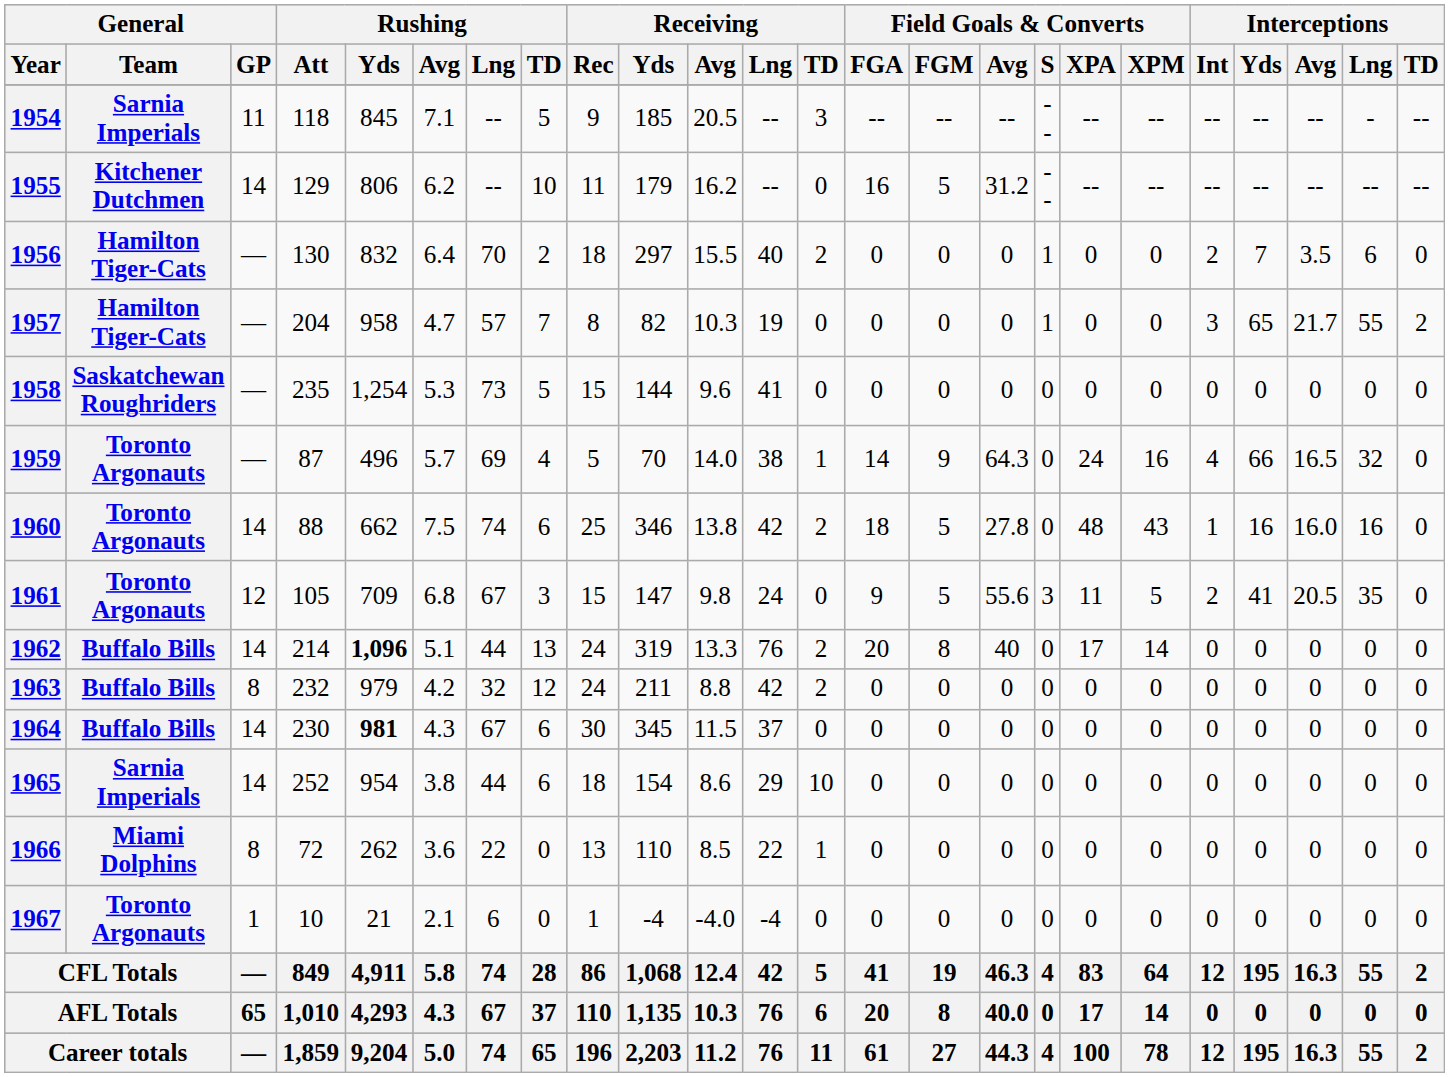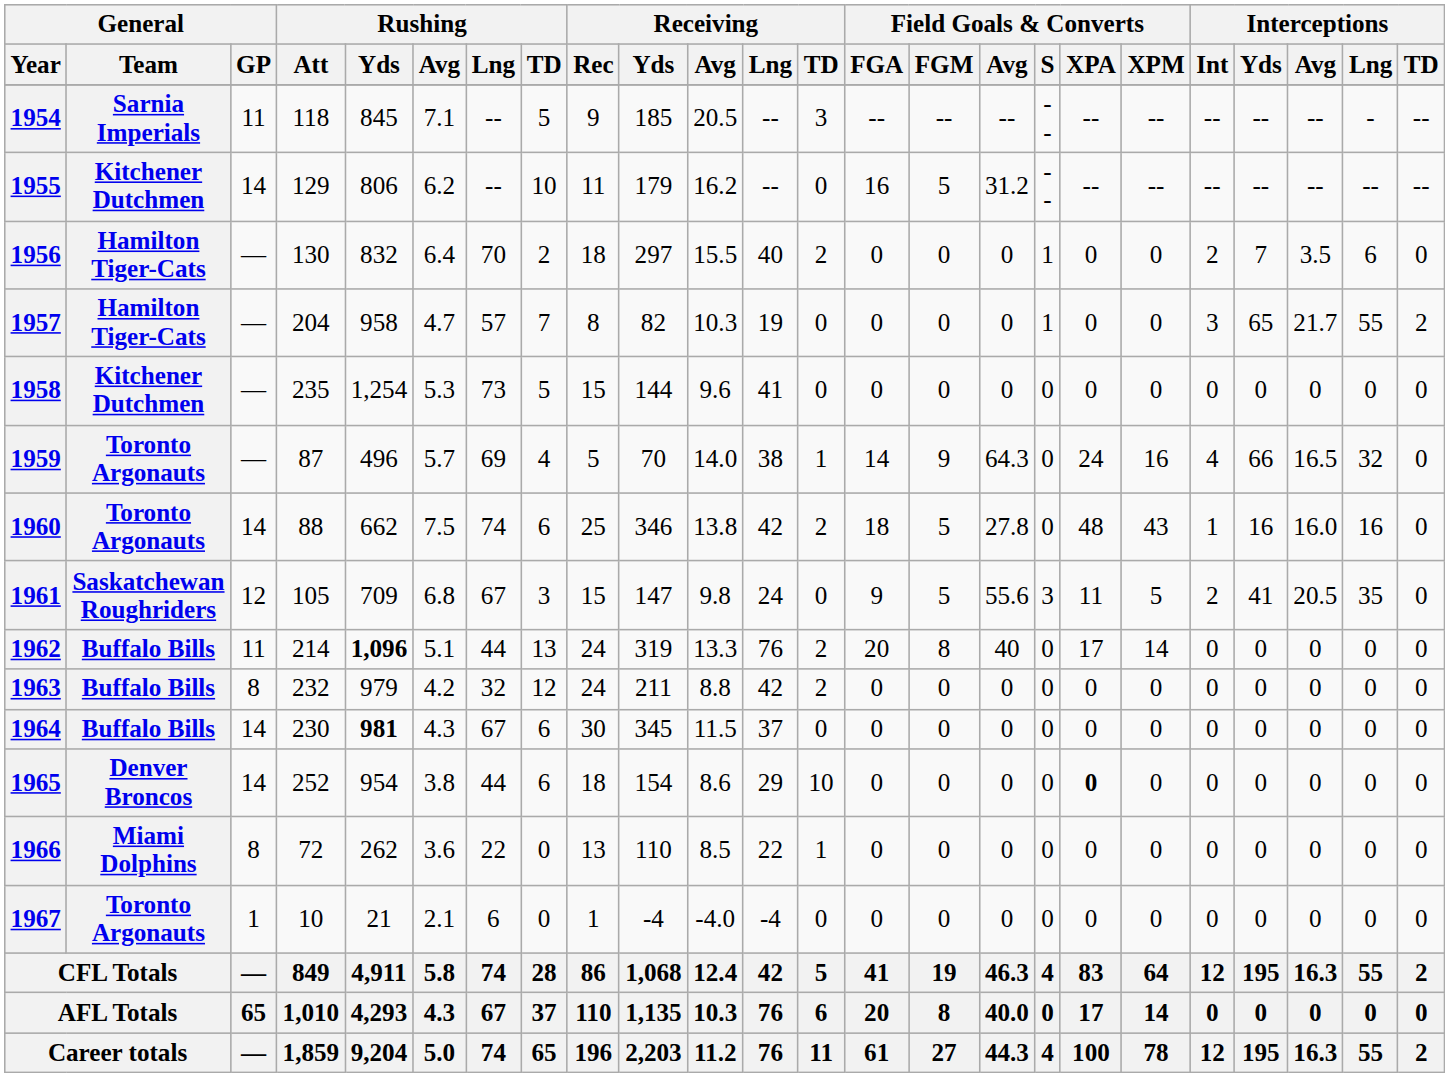(148, 390) Saskatchewan Roughriders -> (148, 390) Kitchener Dutchmen
(148, 594) Toronto Argonauts -> (148, 594) Saskatchewan Roughriders
(254, 648) 14 -> (254, 648) 11
(148, 782) Sarnia Imperials -> (148, 782) Denver Broncos
(1091, 782) normal -> (1091, 782) bold
